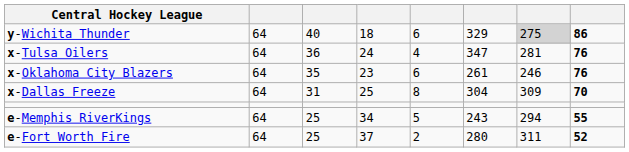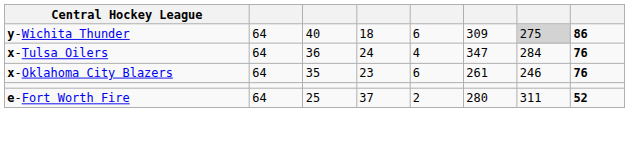(477, 34) 329 -> (477, 34) 309
(531, 53) 281 -> (531, 53) 284
- row: (61, 92)
- row: (79, 117)
